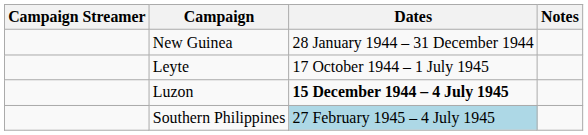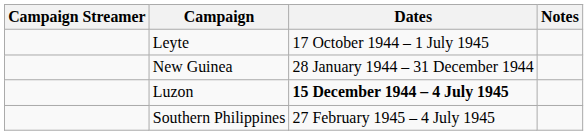rows swapped: (193, 42) <-> (171, 67)
(394, 117) lightblue background -> (394, 117) no background
